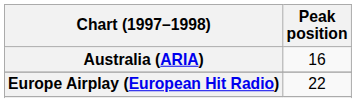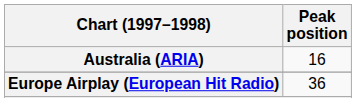(317, 84) 22 -> (317, 84) 36
